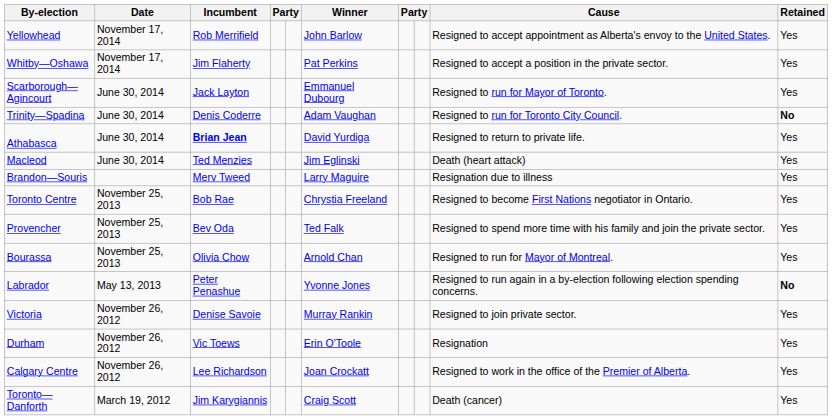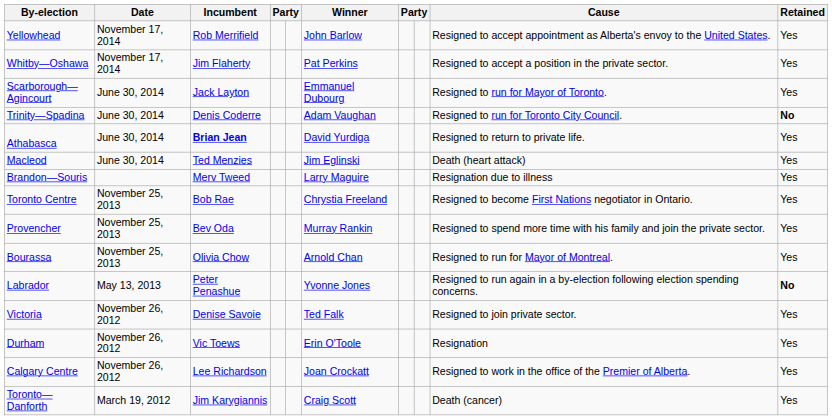(324, 228) Ted Falk -> (338, 228) Murray Rankin
(338, 314) Murray Rankin -> (324, 314) Ted Falk
